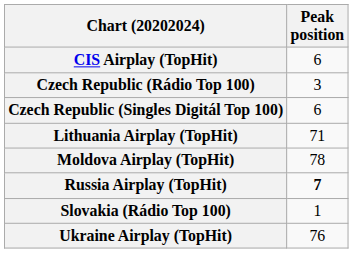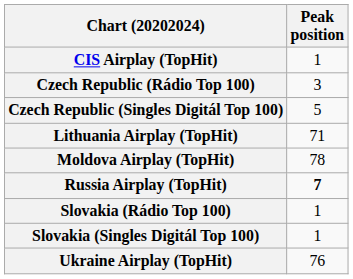(317, 60) 6 -> (317, 60) 1
(317, 110) 6 -> (317, 110) 5
+ row: (146, 235)
